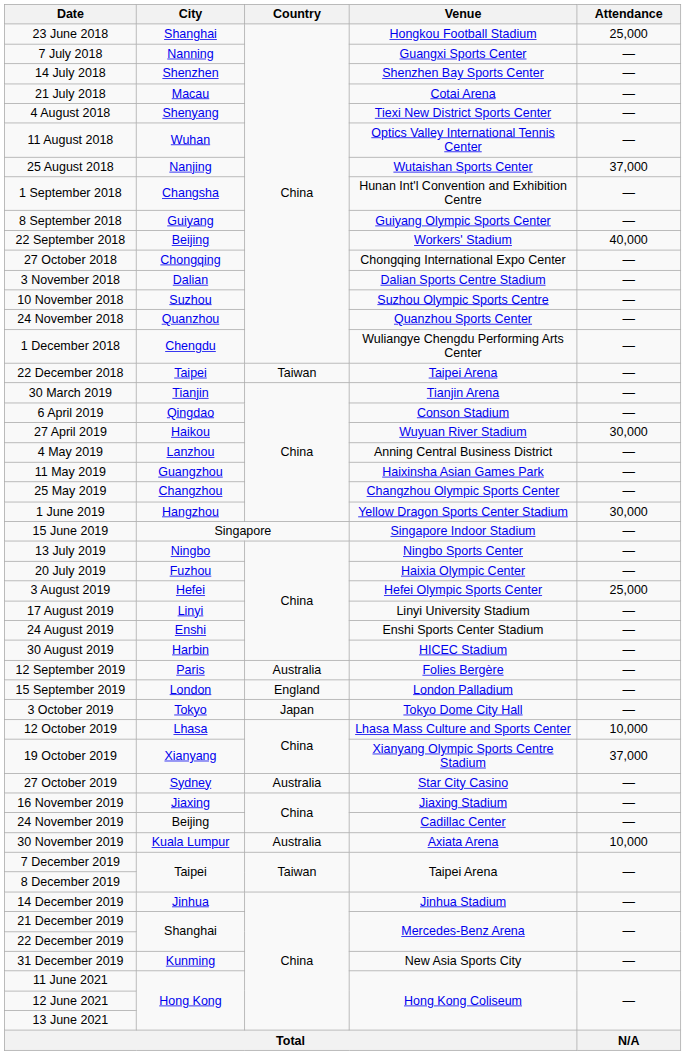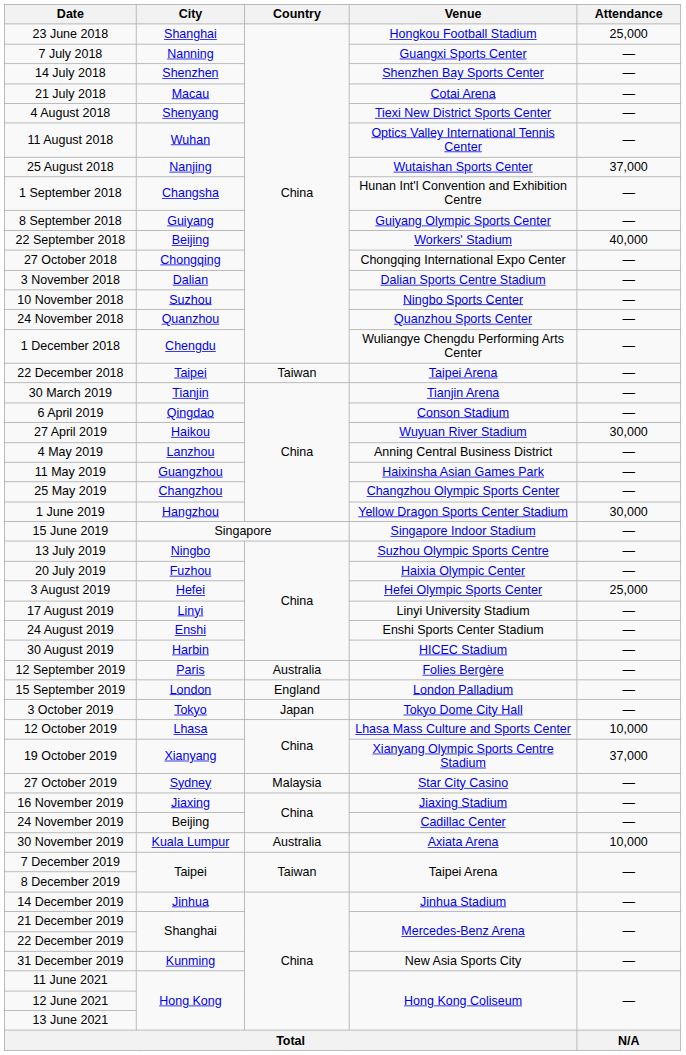(463, 299) Suzhou Olympic Sports Centre -> (463, 299) Ningbo Sports Center
(463, 551) Ningbo Sports Center -> (463, 551) Suzhou Olympic Sports Centre
(297, 783) Australia -> (297, 783) Malaysia
